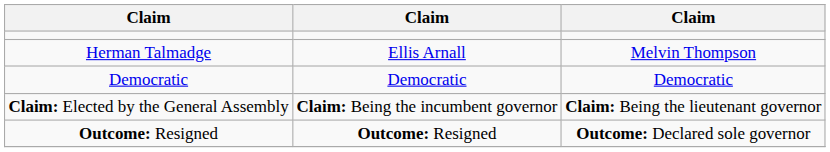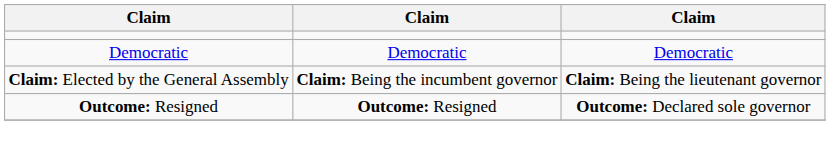- row: (149, 52)
